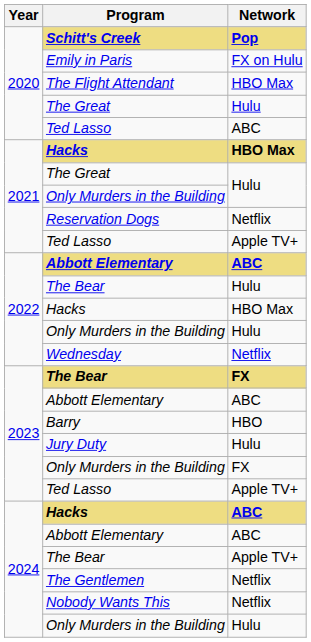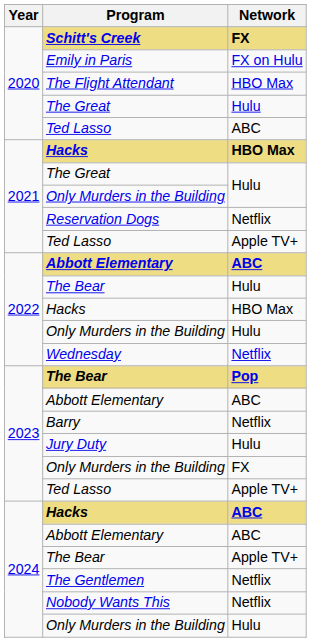(245, 38) Pop -> (241, 38) FX
(241, 377) FX -> (245, 377) Pop
(247, 422) HBO -> (251, 422) Netflix
